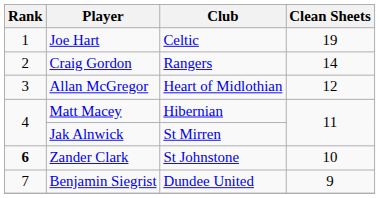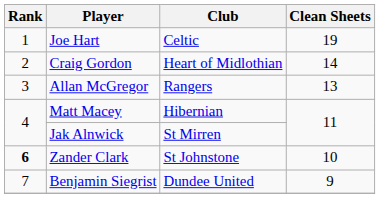(188, 63) Rangers -> (223, 63) Heart of Midlothian
(223, 87) Heart of Midlothian -> (188, 87) Rangers
(330, 87) 12 -> (330, 87) 13
